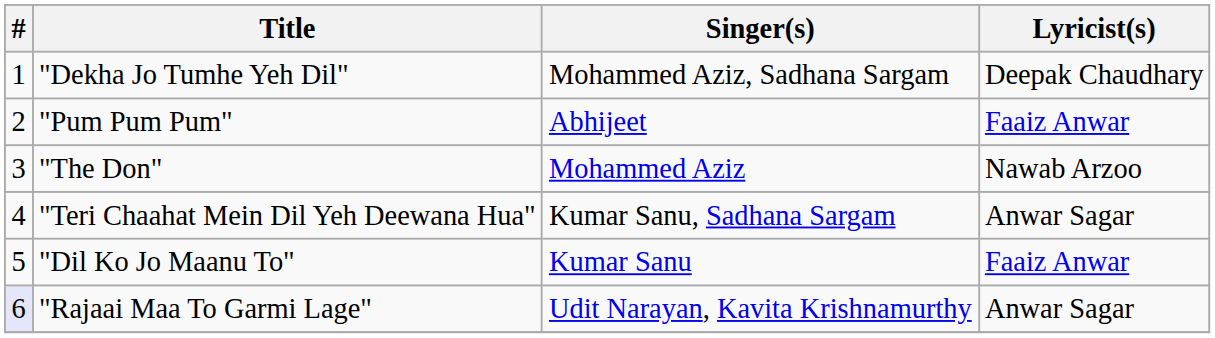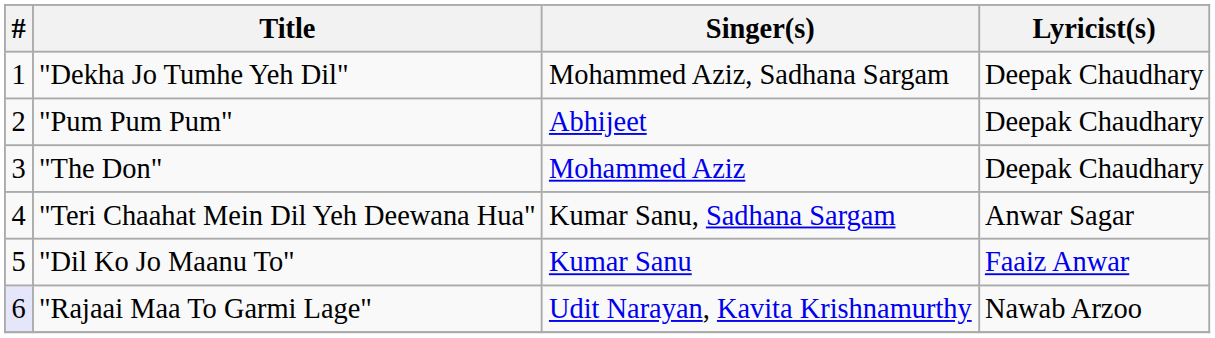(1057, 121) Faaiz Anwar -> (1094, 121) Deepak Chaudhary
(1063, 168) Nawab Arzoo -> (1094, 168) Deepak Chaudhary
(1059, 309) Anwar Sagar -> (1063, 309) Nawab Arzoo
